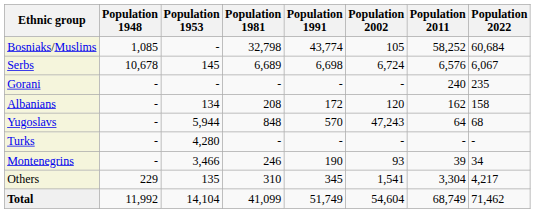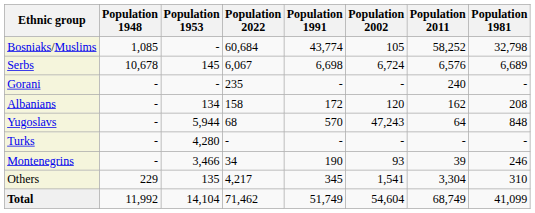columns swapped: (253, 20) <-> (499, 20)
